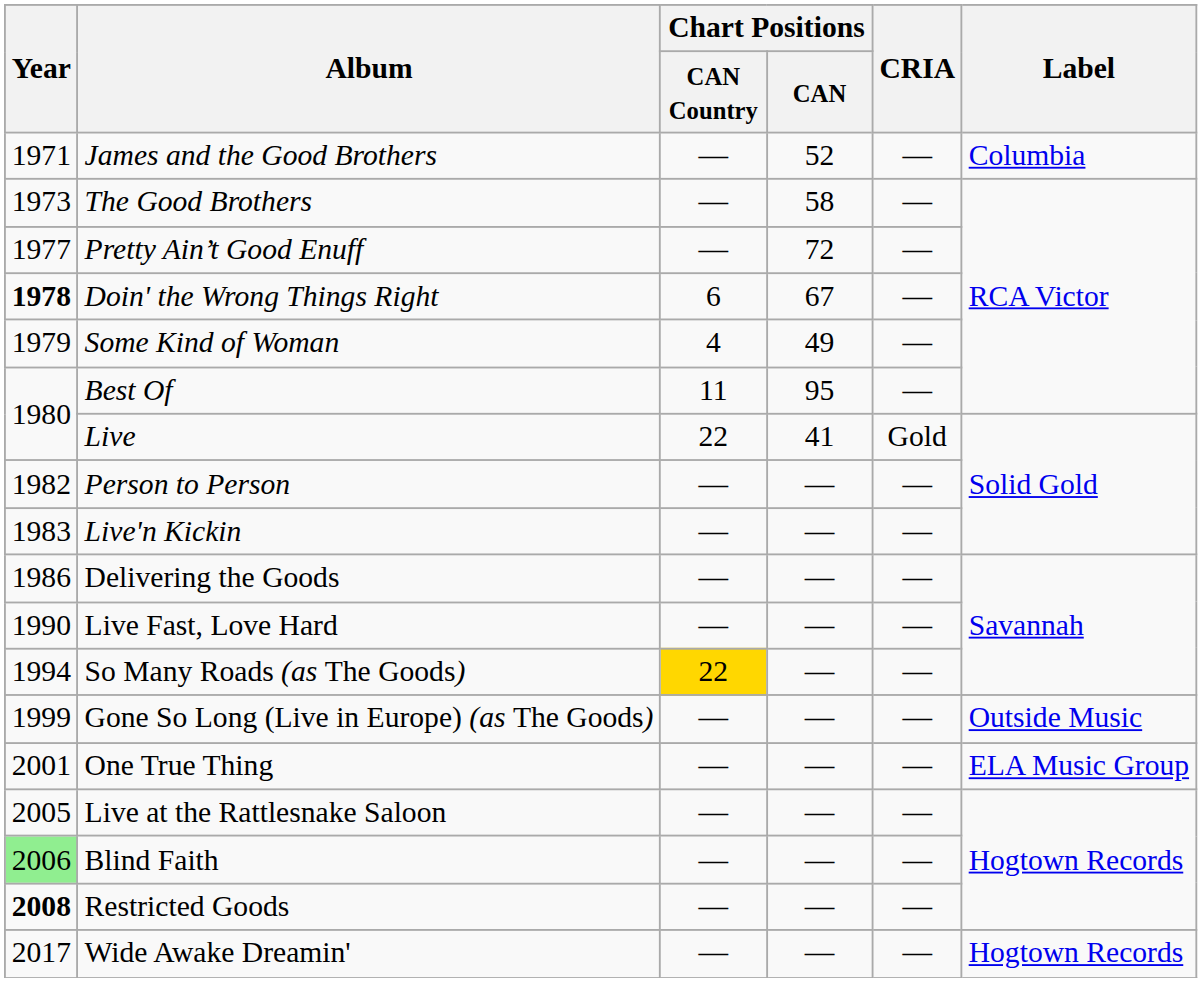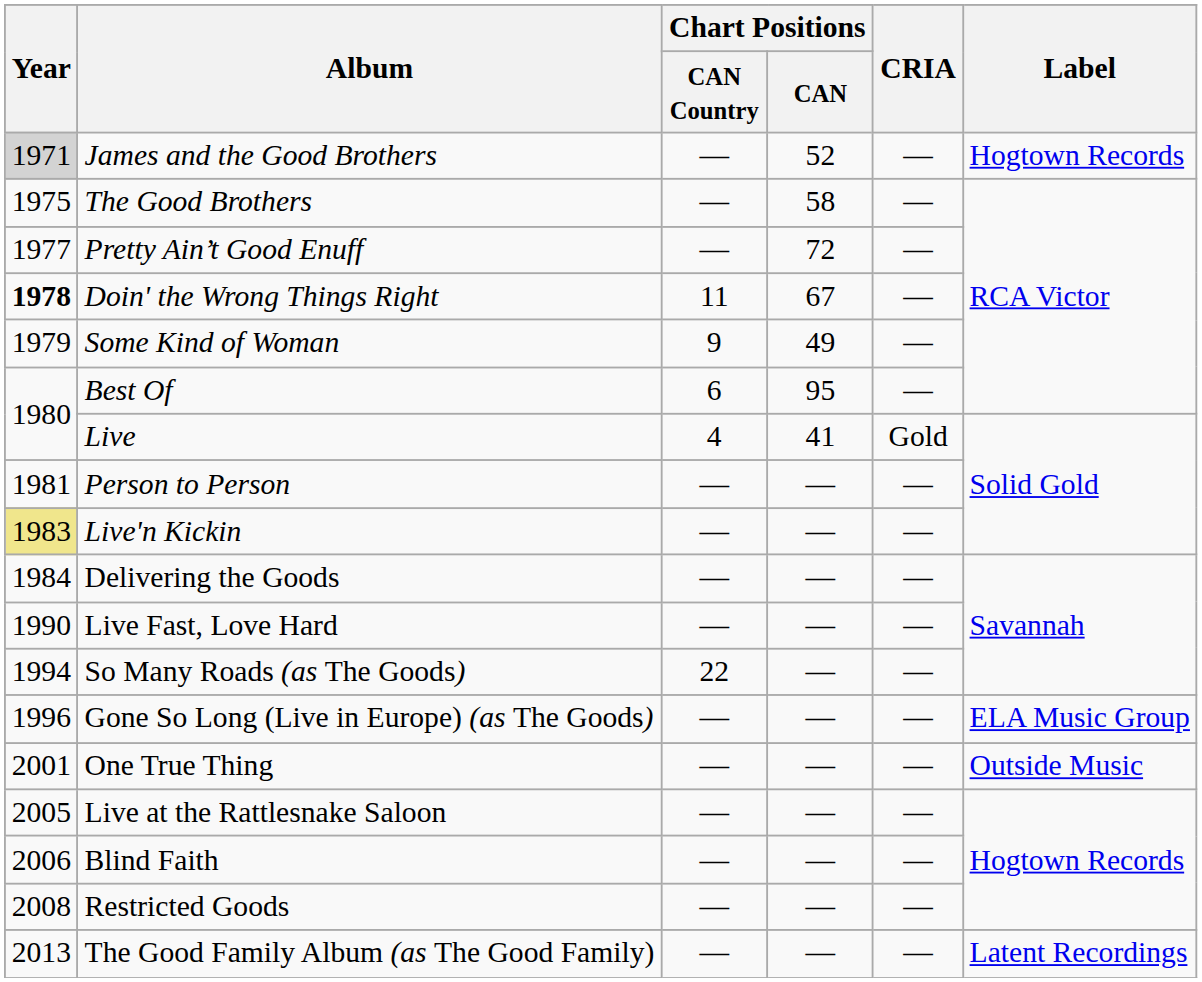(41, 155) no background -> (41, 155) lightgrey background
(1027, 155) Columbia -> (1077, 155) Hogtown Records
(41, 202) 1973 -> (41, 202) 1975
(713, 295) 6 -> (714, 295) 11
(713, 342) 4 -> (714, 342) 9
(713, 389) 11 -> (714, 389) 6
(713, 436) 22 -> (714, 436) 4
(41, 483) 1982 -> (41, 483) 1981
(41, 530) no background -> (41, 530) khaki background
(41, 577) 1986 -> (41, 577) 1984
(713, 671) gold background -> (714, 671) no background
(41, 718) 1999 -> (41, 718) 1996
(1055, 718) Outside Music -> (1080, 718) ELA Music Group
(1079, 765) ELA Music Group -> (1056, 765) Outside Music
(41, 859) lightgreen background -> (41, 859) no background
(41, 906) bold -> (41, 906) normal
+ row: (369, 953)
- row: (218, 953)
